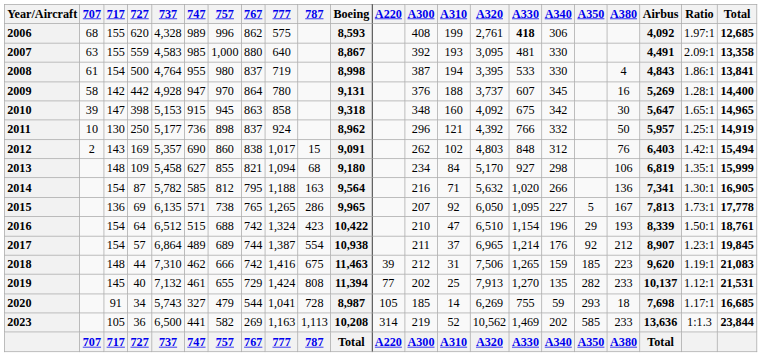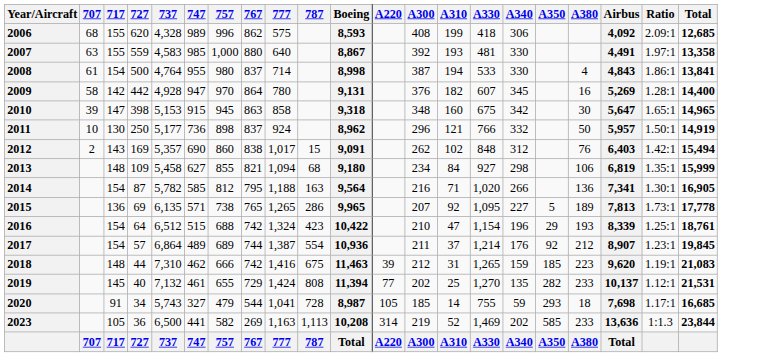- column: (489, 14)
(525, 33) bold -> (486, 33) normal
(699, 33) 1.97:1 -> (660, 33) 2.09:1
(699, 52) 2.09:1 -> (660, 52) 1.97:1
(282, 71) 719 -> (282, 71) 714
(454, 91) 188 -> (454, 91) 182
(699, 129) 1.25:1 -> (660, 129) 1.50:1
(624, 206) 167 -> (584, 206) 189
(699, 226) 1.50:1 -> (660, 226) 1.25:1
(351, 245) 10,938 -> (351, 245) 10,936
